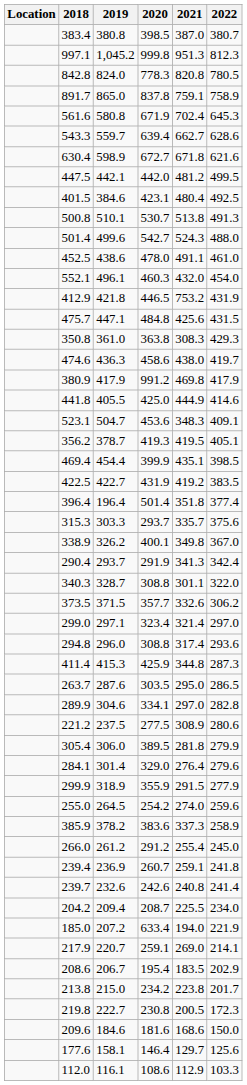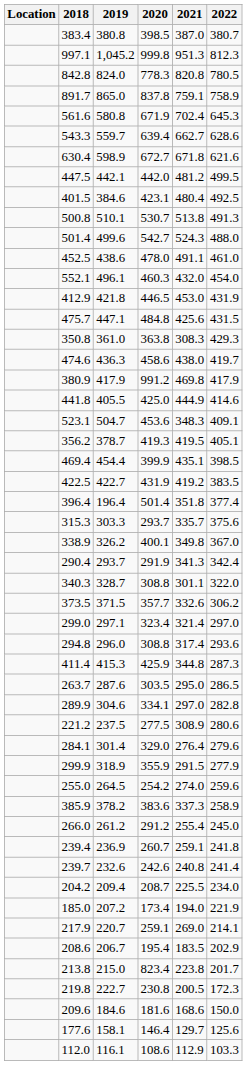(190, 298) 753.2 -> (190, 298) 453.0
- row: (76, 745)
(155, 928) 633.4 -> (155, 907) 173.4
(155, 989) 234.2 -> (155, 968) 823.4
